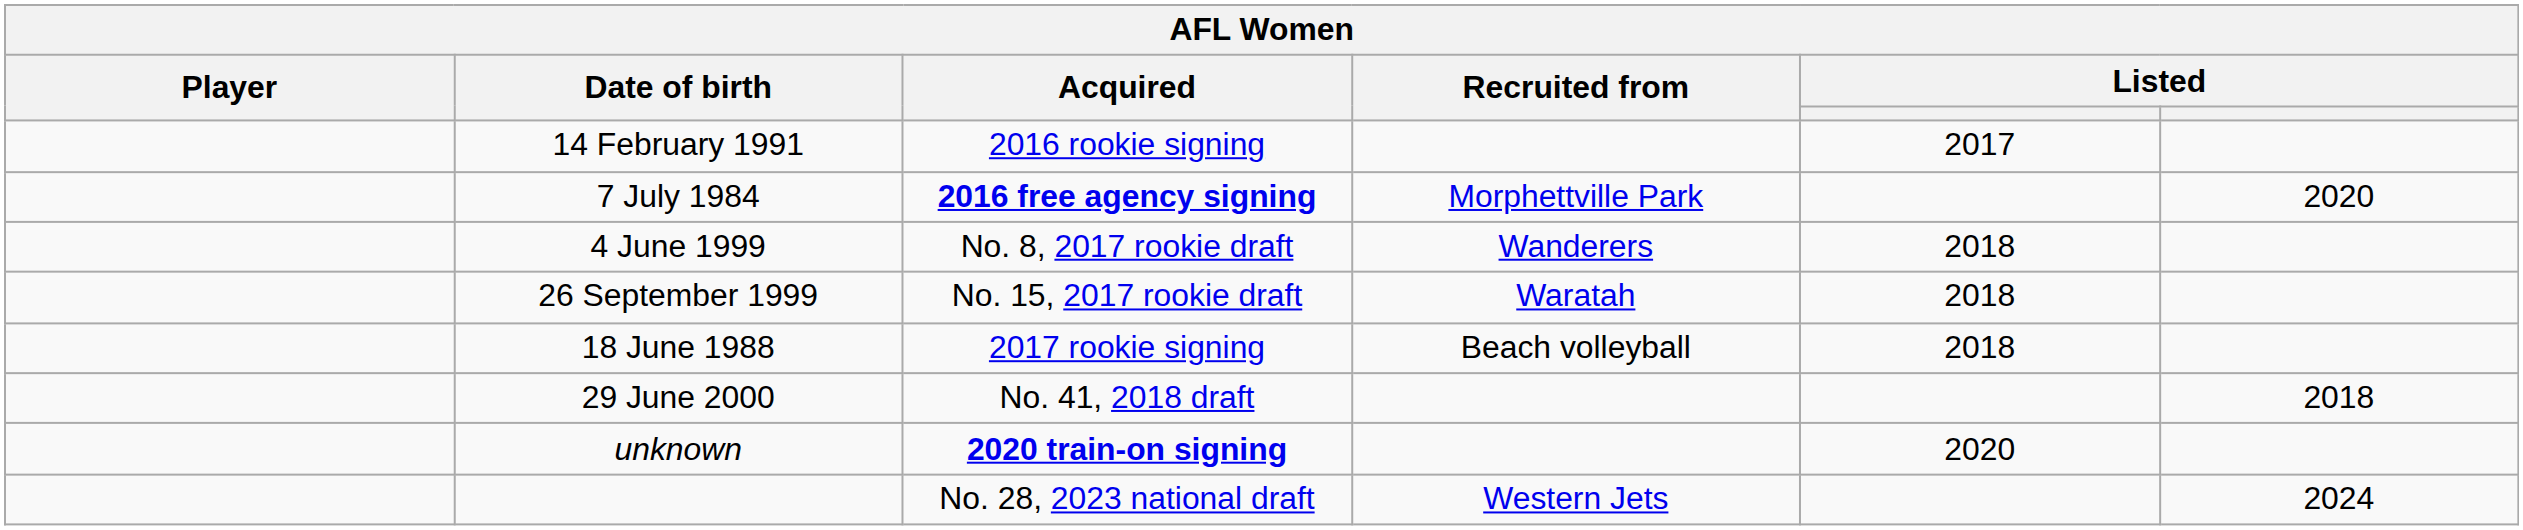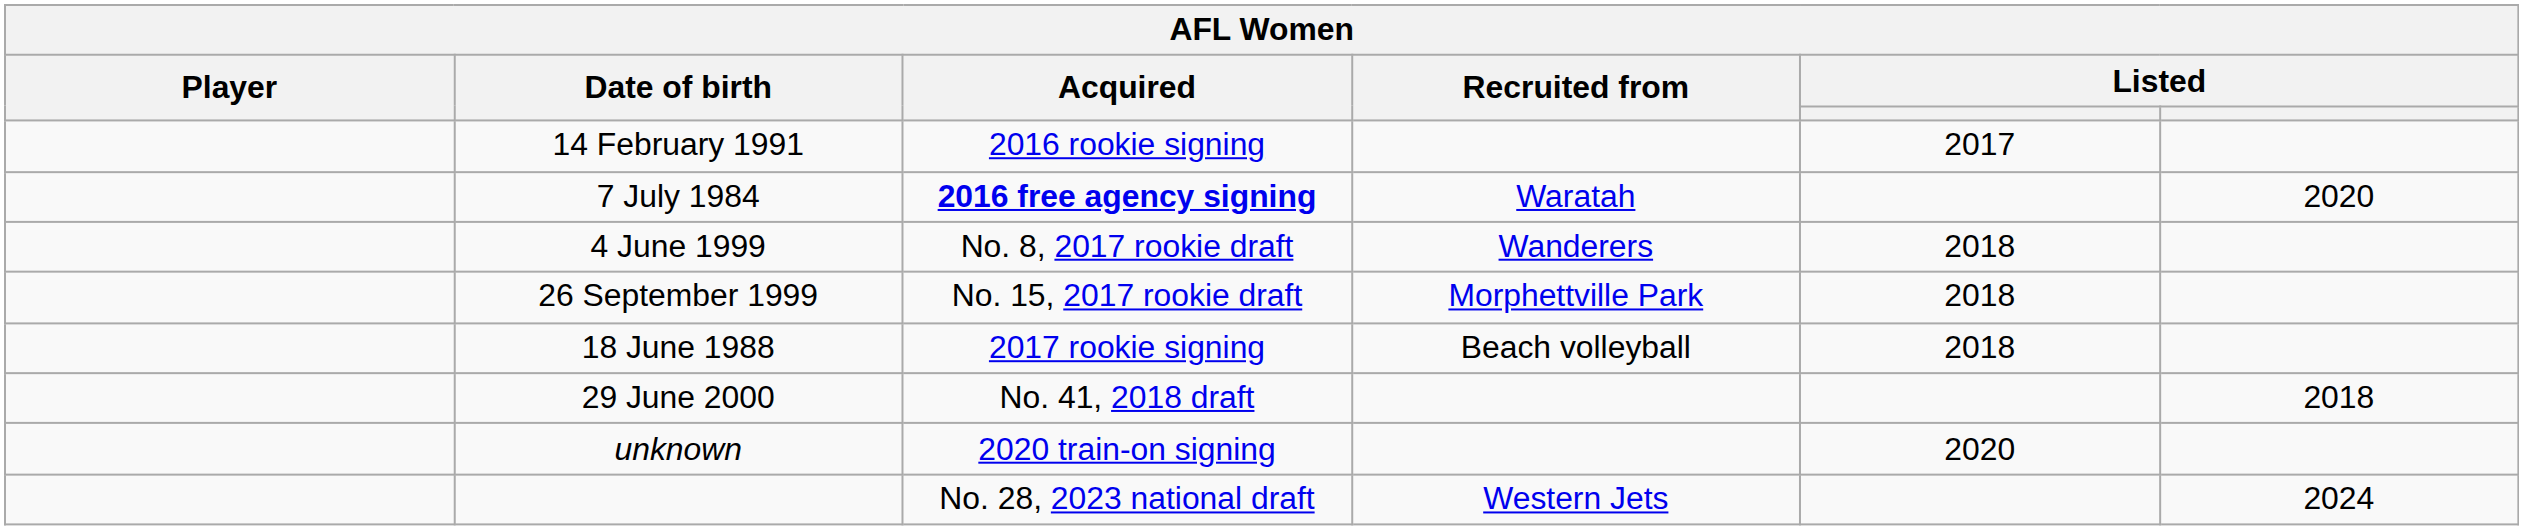(1576, 195) Morphettville Park -> (1576, 195) Waratah
(1576, 296) Waratah -> (1576, 296) Morphettville Park
(1127, 448) bold -> (1127, 448) normal
